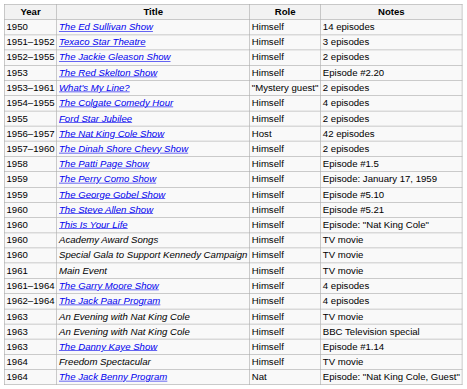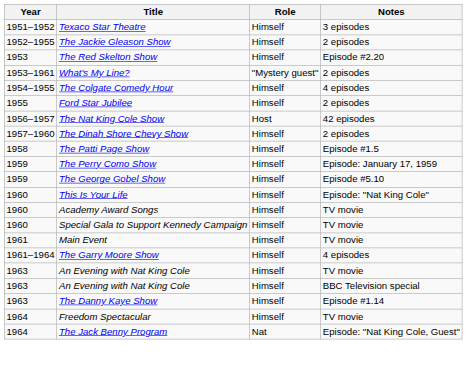- row: (106, 27)
- row: (106, 210)
- row: (110, 301)
